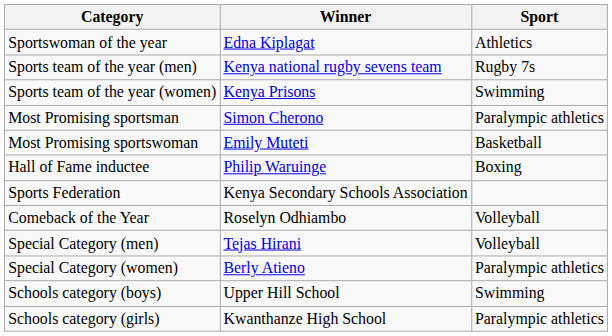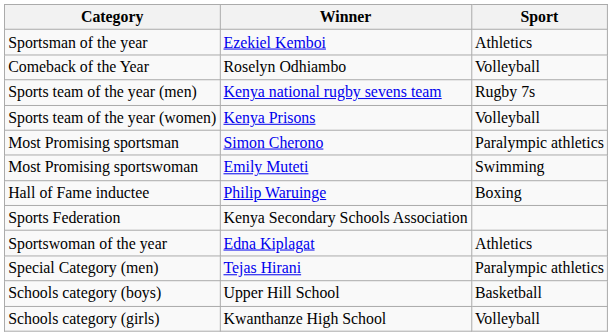+ row: (78, 42)
rows swapped: (88, 42) <-> (79, 218)
(510, 92) Swimming -> (507, 117) Volleyball
(508, 142) Basketball -> (510, 167) Swimming
(507, 243) Volleyball -> (539, 268) Paralympic athletics
- row: (93, 268)
(510, 293) Swimming -> (508, 293) Basketball
(539, 318) Paralympic athletics -> (507, 318) Volleyball
